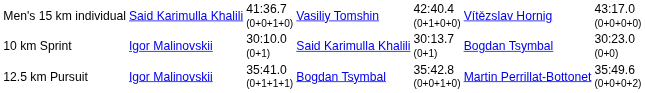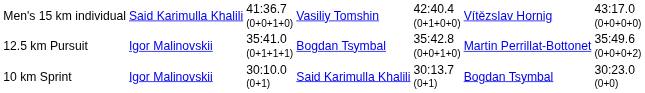rows swapped: (37, 46) <-> (46, 76)
